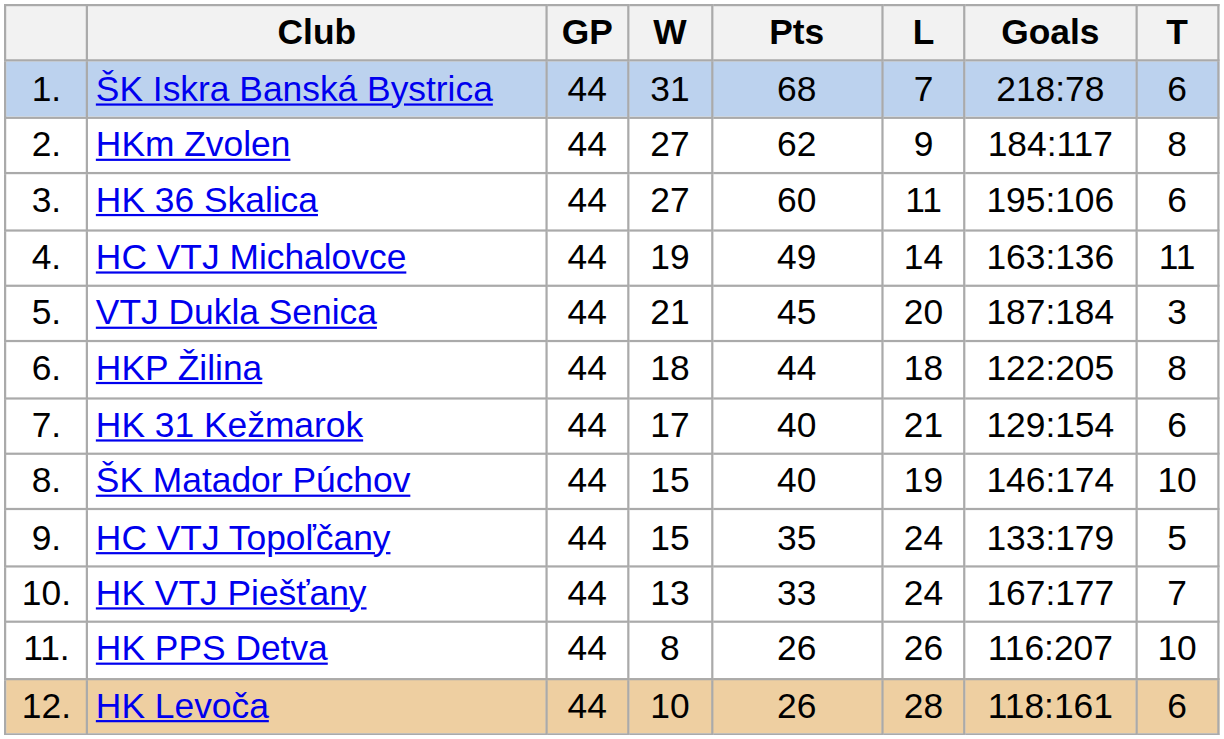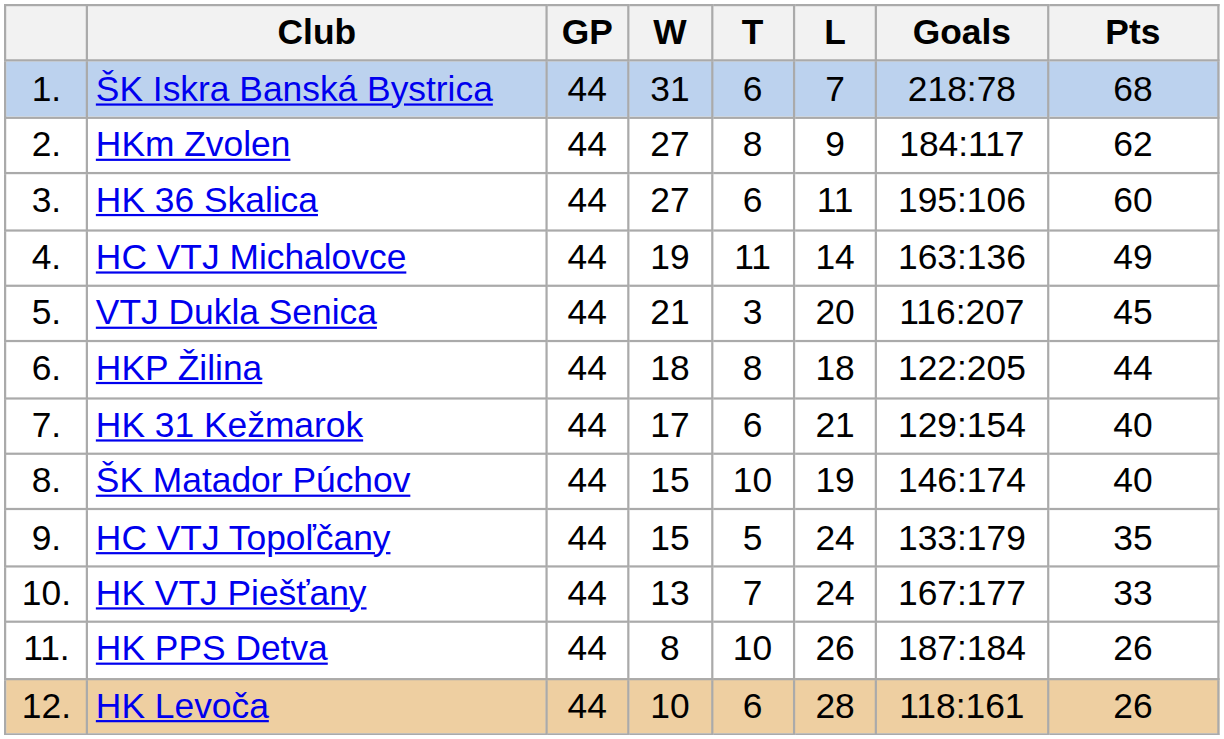columns swapped: (1177, 32) <-> (797, 32)
(1050, 312) 187:184 -> (962, 312) 116:207
(1050, 649) 116:207 -> (962, 649) 187:184
